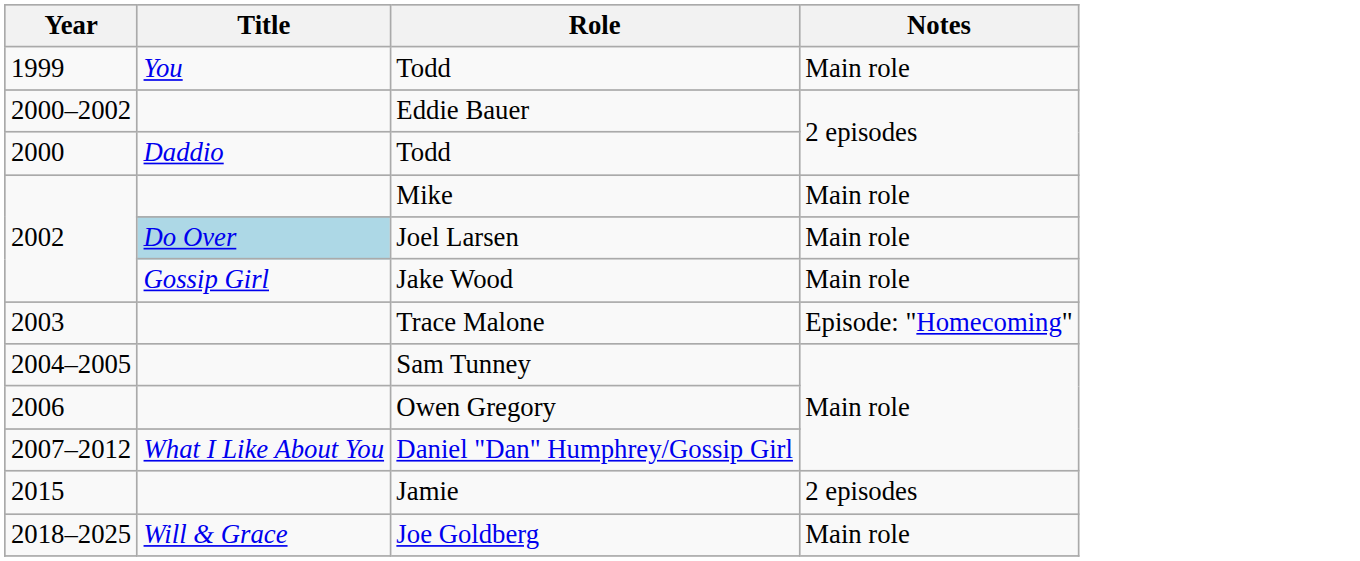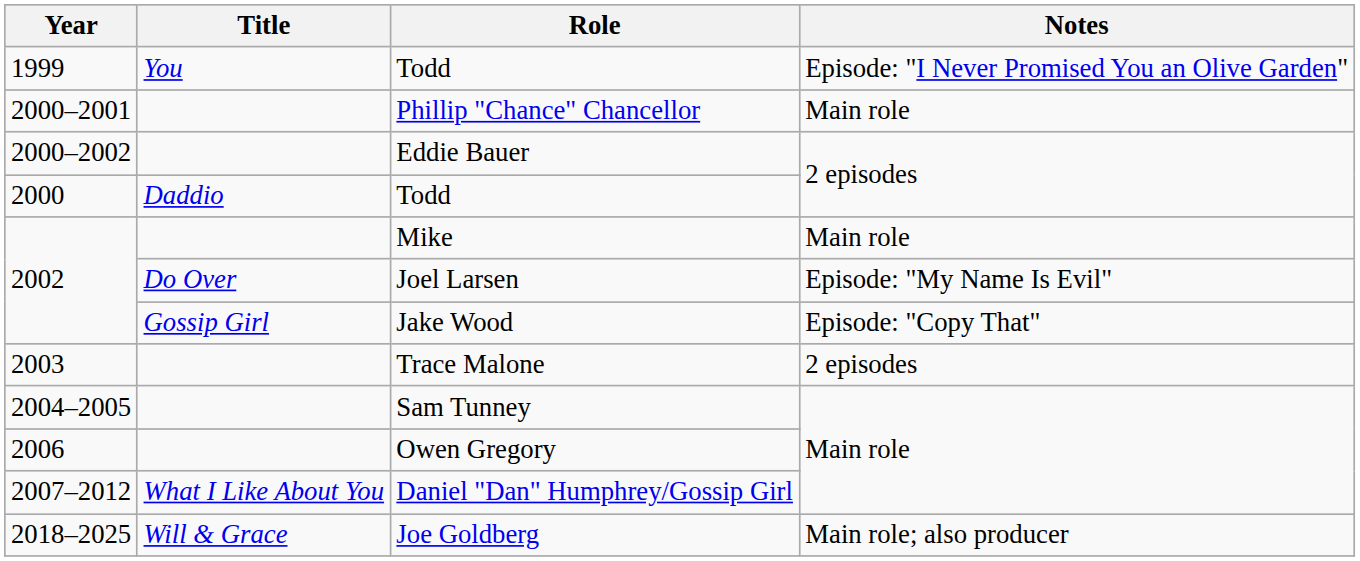(858, 68) Main role -> (1077, 68) Episode: "I Never Promised You an Olive Garden"
+ row: (71, 110)
(190, 237) lightblue background -> (190, 279) no background
(858, 237) Main role -> (959, 279) Episode: "My Name Is Evil"
(858, 279) Main role -> (923, 322) Episode: "Copy That"
(939, 322) Episode: "Homecoming" -> (861, 364) 2 episodes
- row: (38, 491)
(858, 534) Main role -> (937, 534) Main role; also producer
